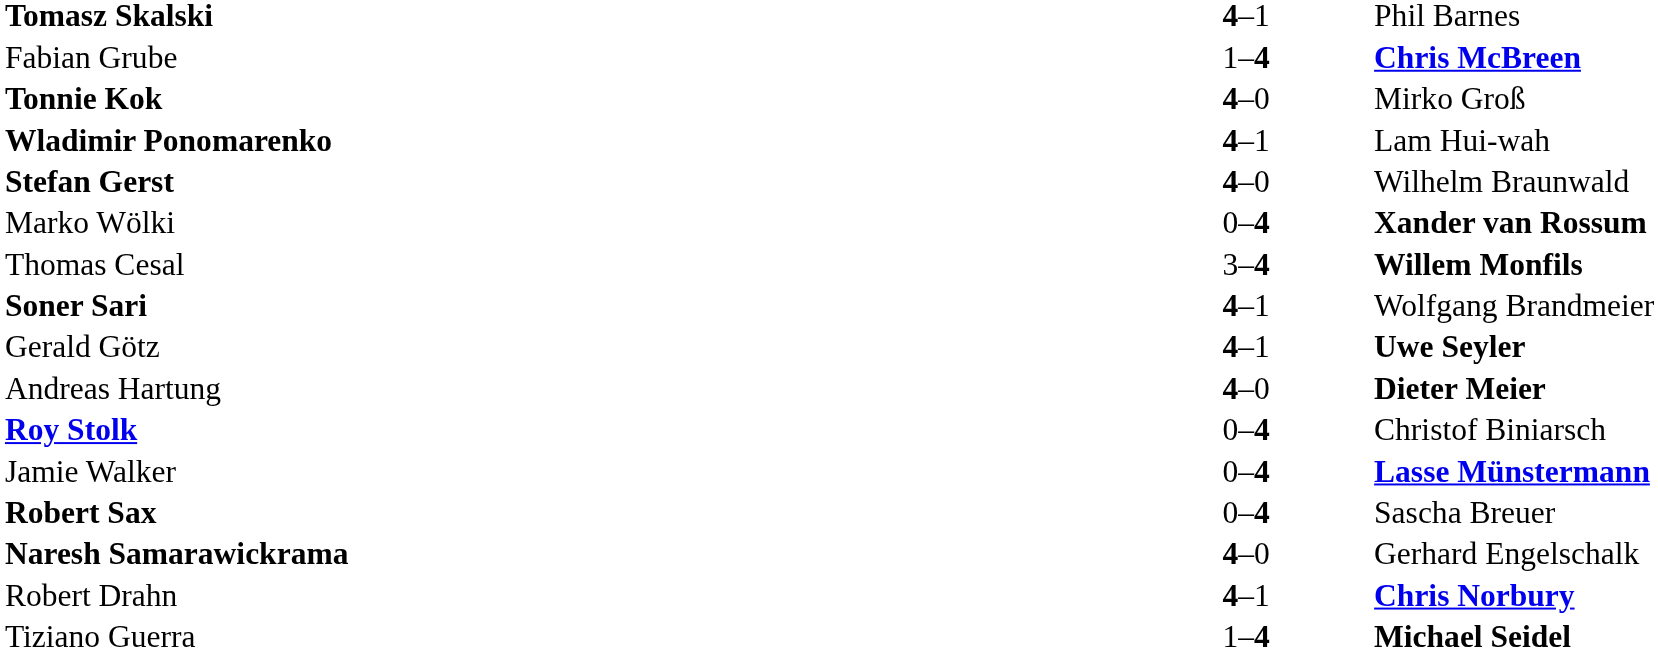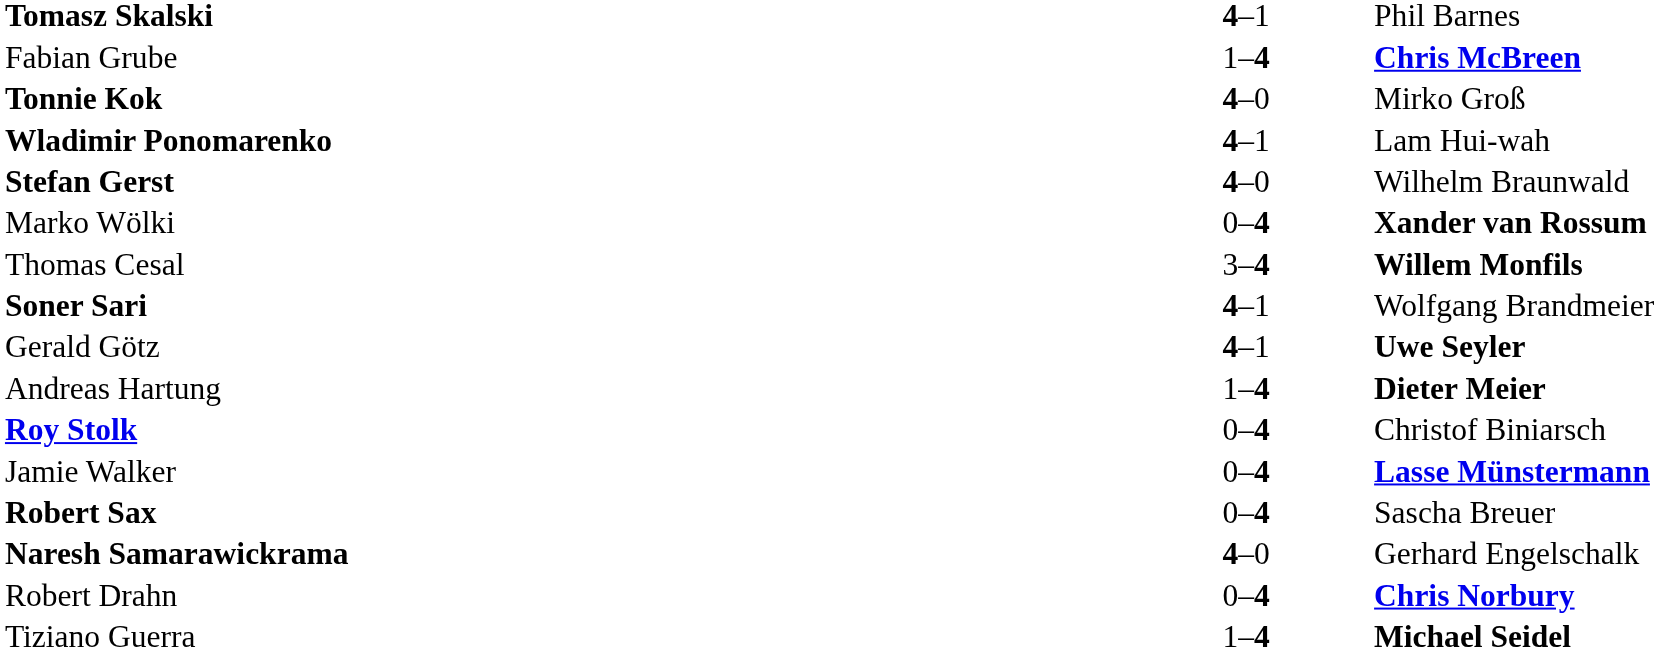(1246, 388) 4–0 -> (1246, 388) 1–4
(1246, 595) 4–1 -> (1246, 595) 0–4
